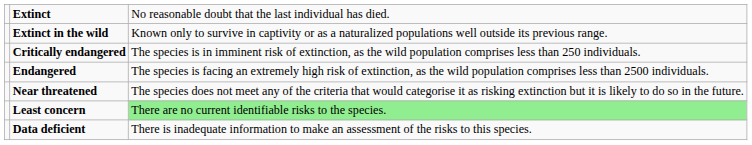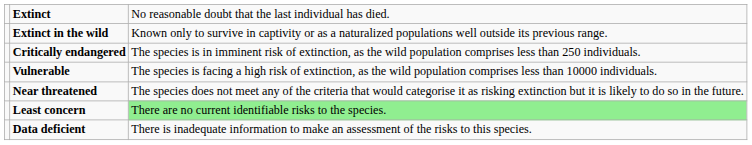- row: (44, 71)
+ row: (41, 71)
